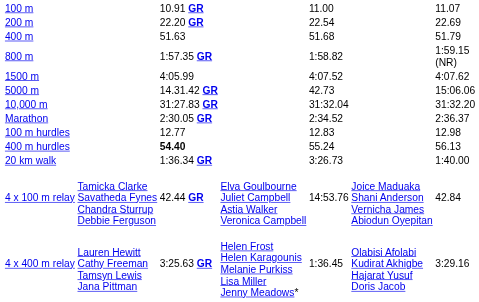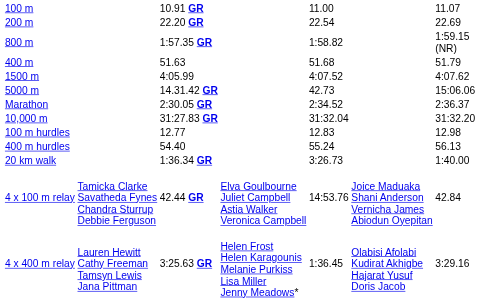rows swapped: (19, 37) <-> (19, 56)
rows swapped: (26, 104) <-> (27, 118)
(173, 147) bold -> (173, 147) normal
